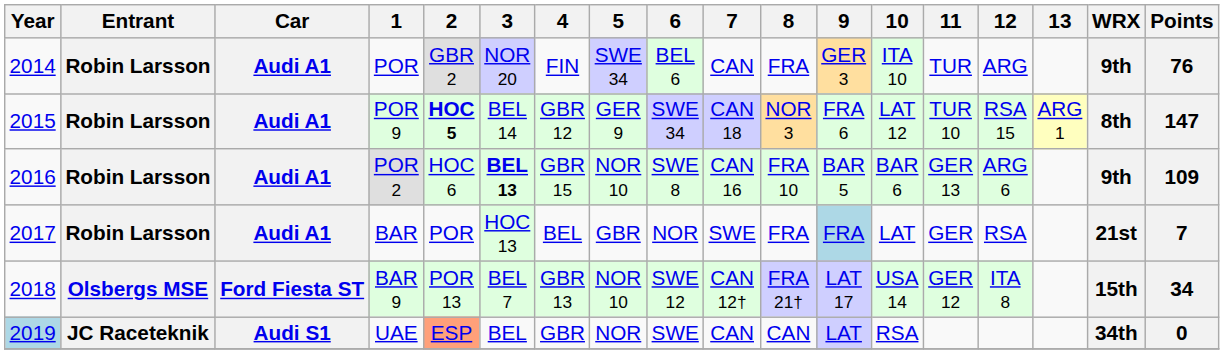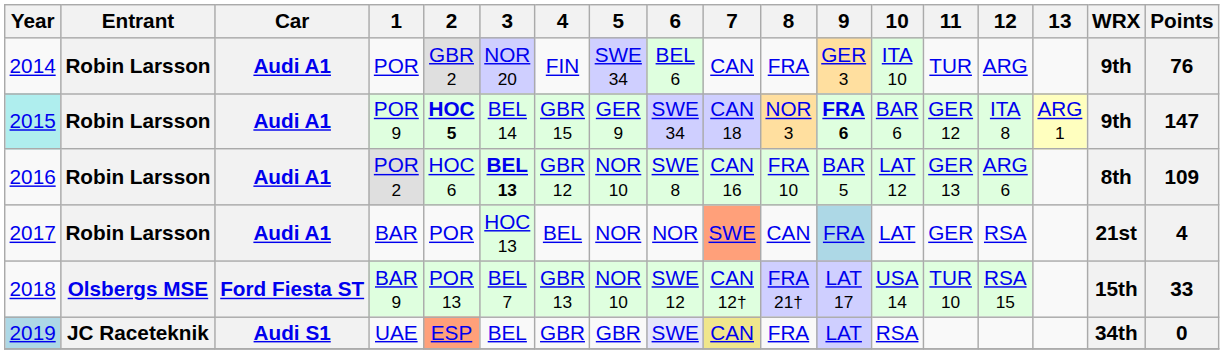(33, 122) no background -> (33, 122) paleturquoise background
(562, 122) GBR 12 -> (562, 122) GBR 15
(844, 122) normal -> (844, 122) bold
(897, 122) LAT 12 -> (897, 122) BAR 6
(951, 122) TUR 10 -> (951, 122) GER 12
(1005, 122) RSA 15 -> (1005, 122) ITA 8
(1116, 122) 8th -> (1116, 122) 9th
(562, 177) GBR 15 -> (562, 177) GBR 12
(897, 177) BAR 6 -> (897, 177) LAT 12
(1116, 177) 9th -> (1116, 177) 8th
(618, 233) GBR -> (618, 233) NOR
(732, 233) no background -> (732, 233) lightsalmon background
(788, 233) FRA -> (788, 233) CAN
(1182, 233) 7 -> (1182, 233) 4
(951, 289) GER 12 -> (951, 289) TUR 10
(1005, 289) ITA 8 -> (1005, 289) RSA 15
(1182, 289) 34 -> (1182, 289) 33
(618, 333) NOR -> (618, 333) GBR
(675, 333) no background -> (675, 333) lavender background
(732, 333) no background -> (732, 333) khaki background
(788, 333) CAN -> (788, 333) FRA
